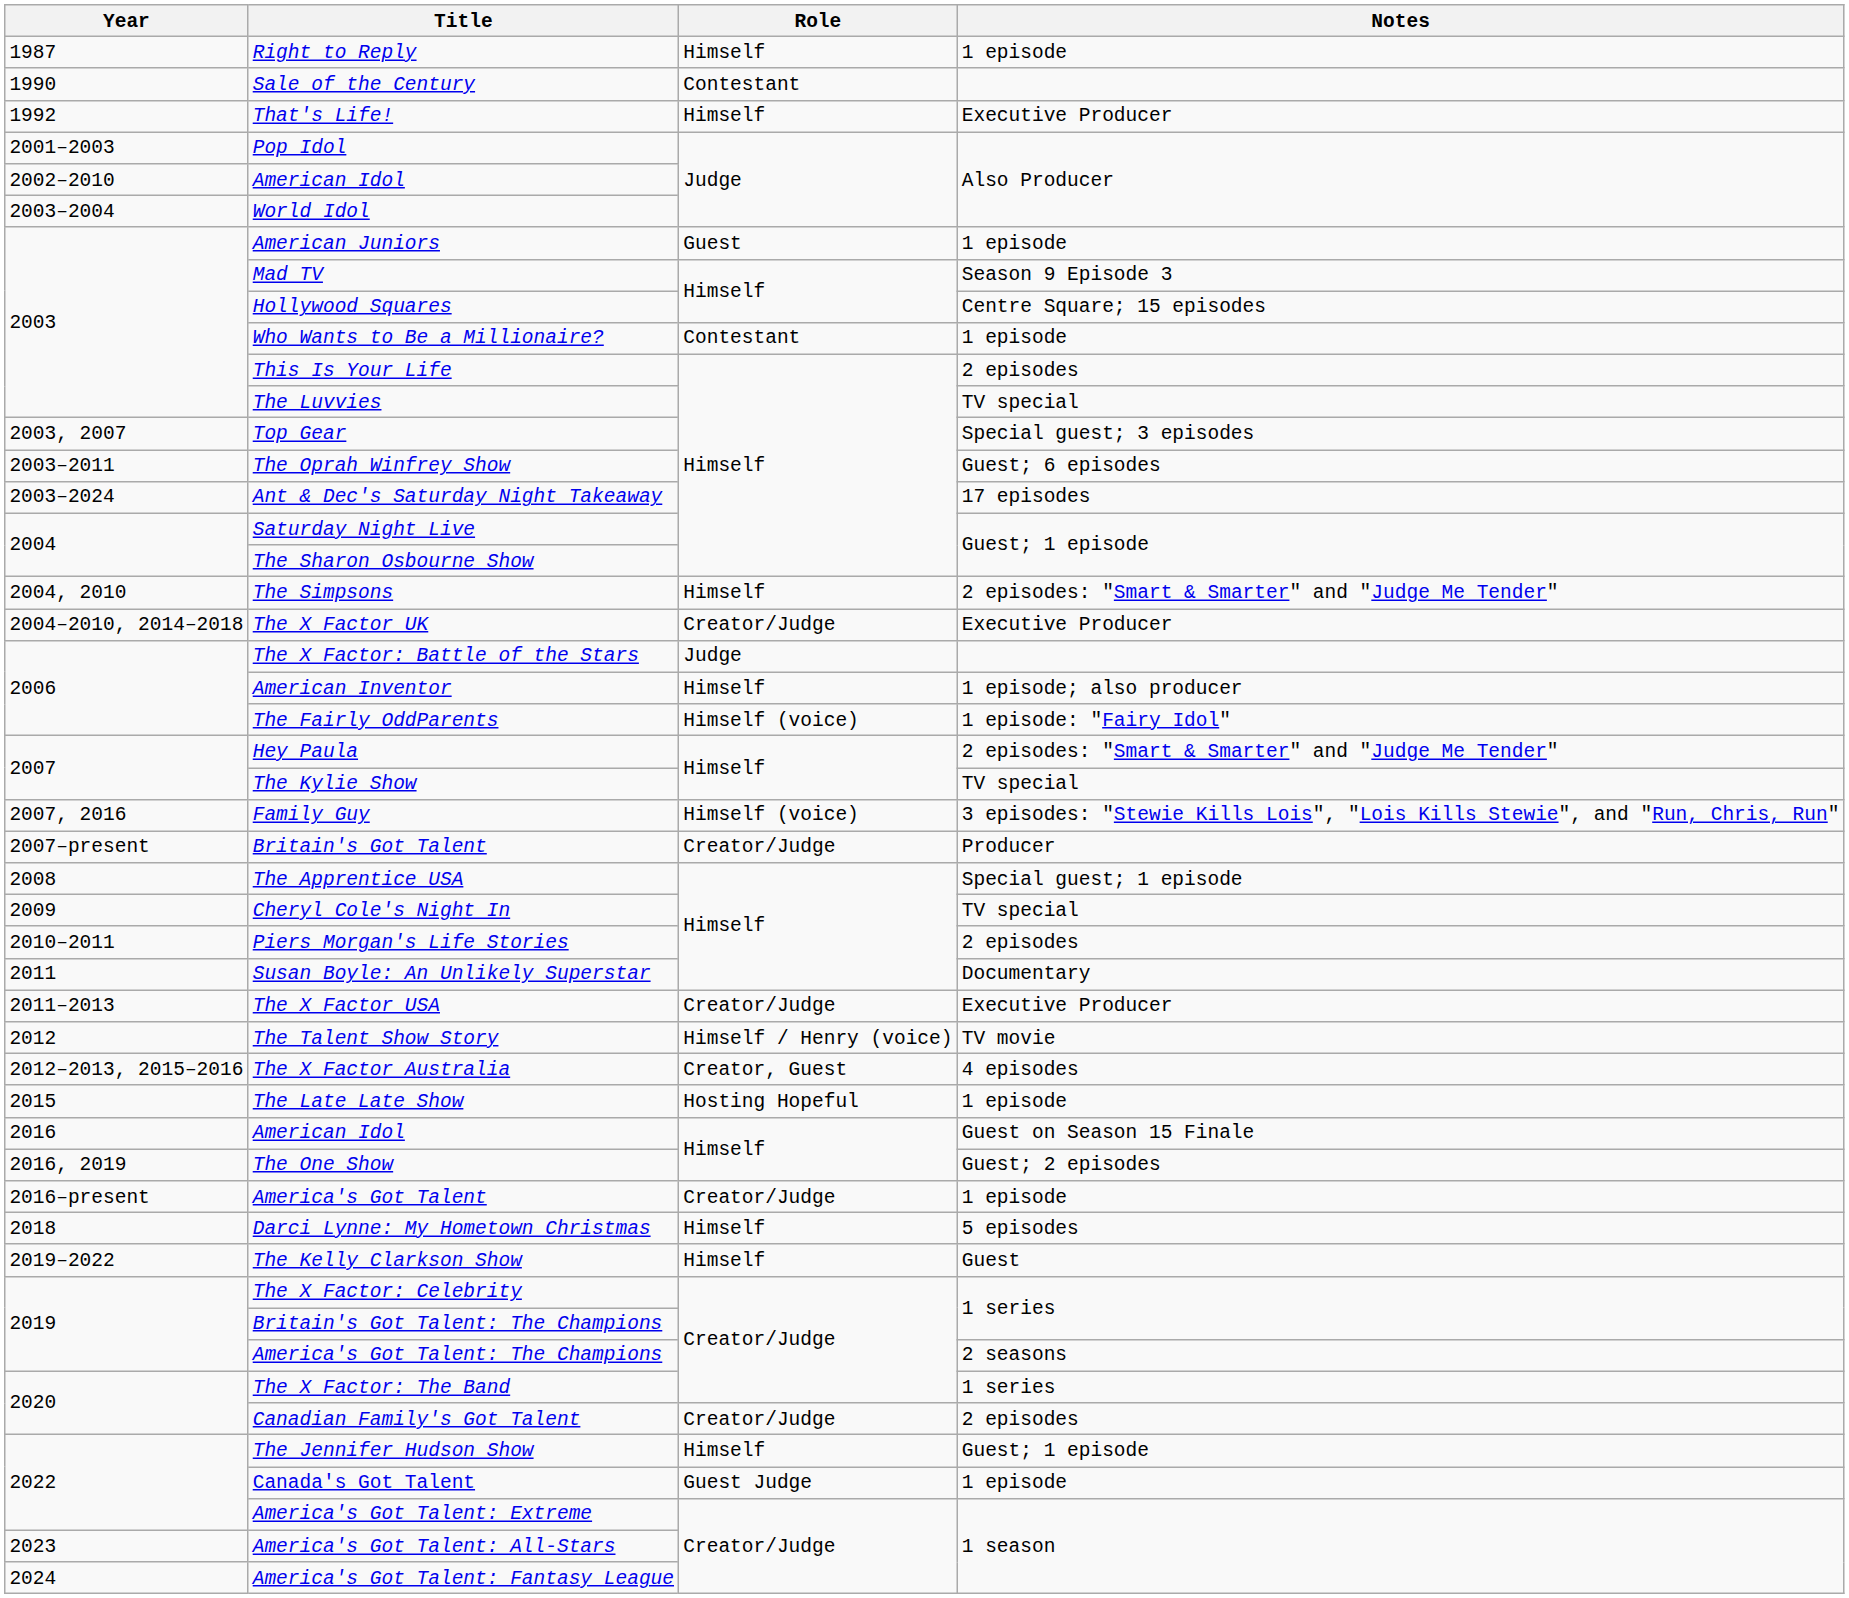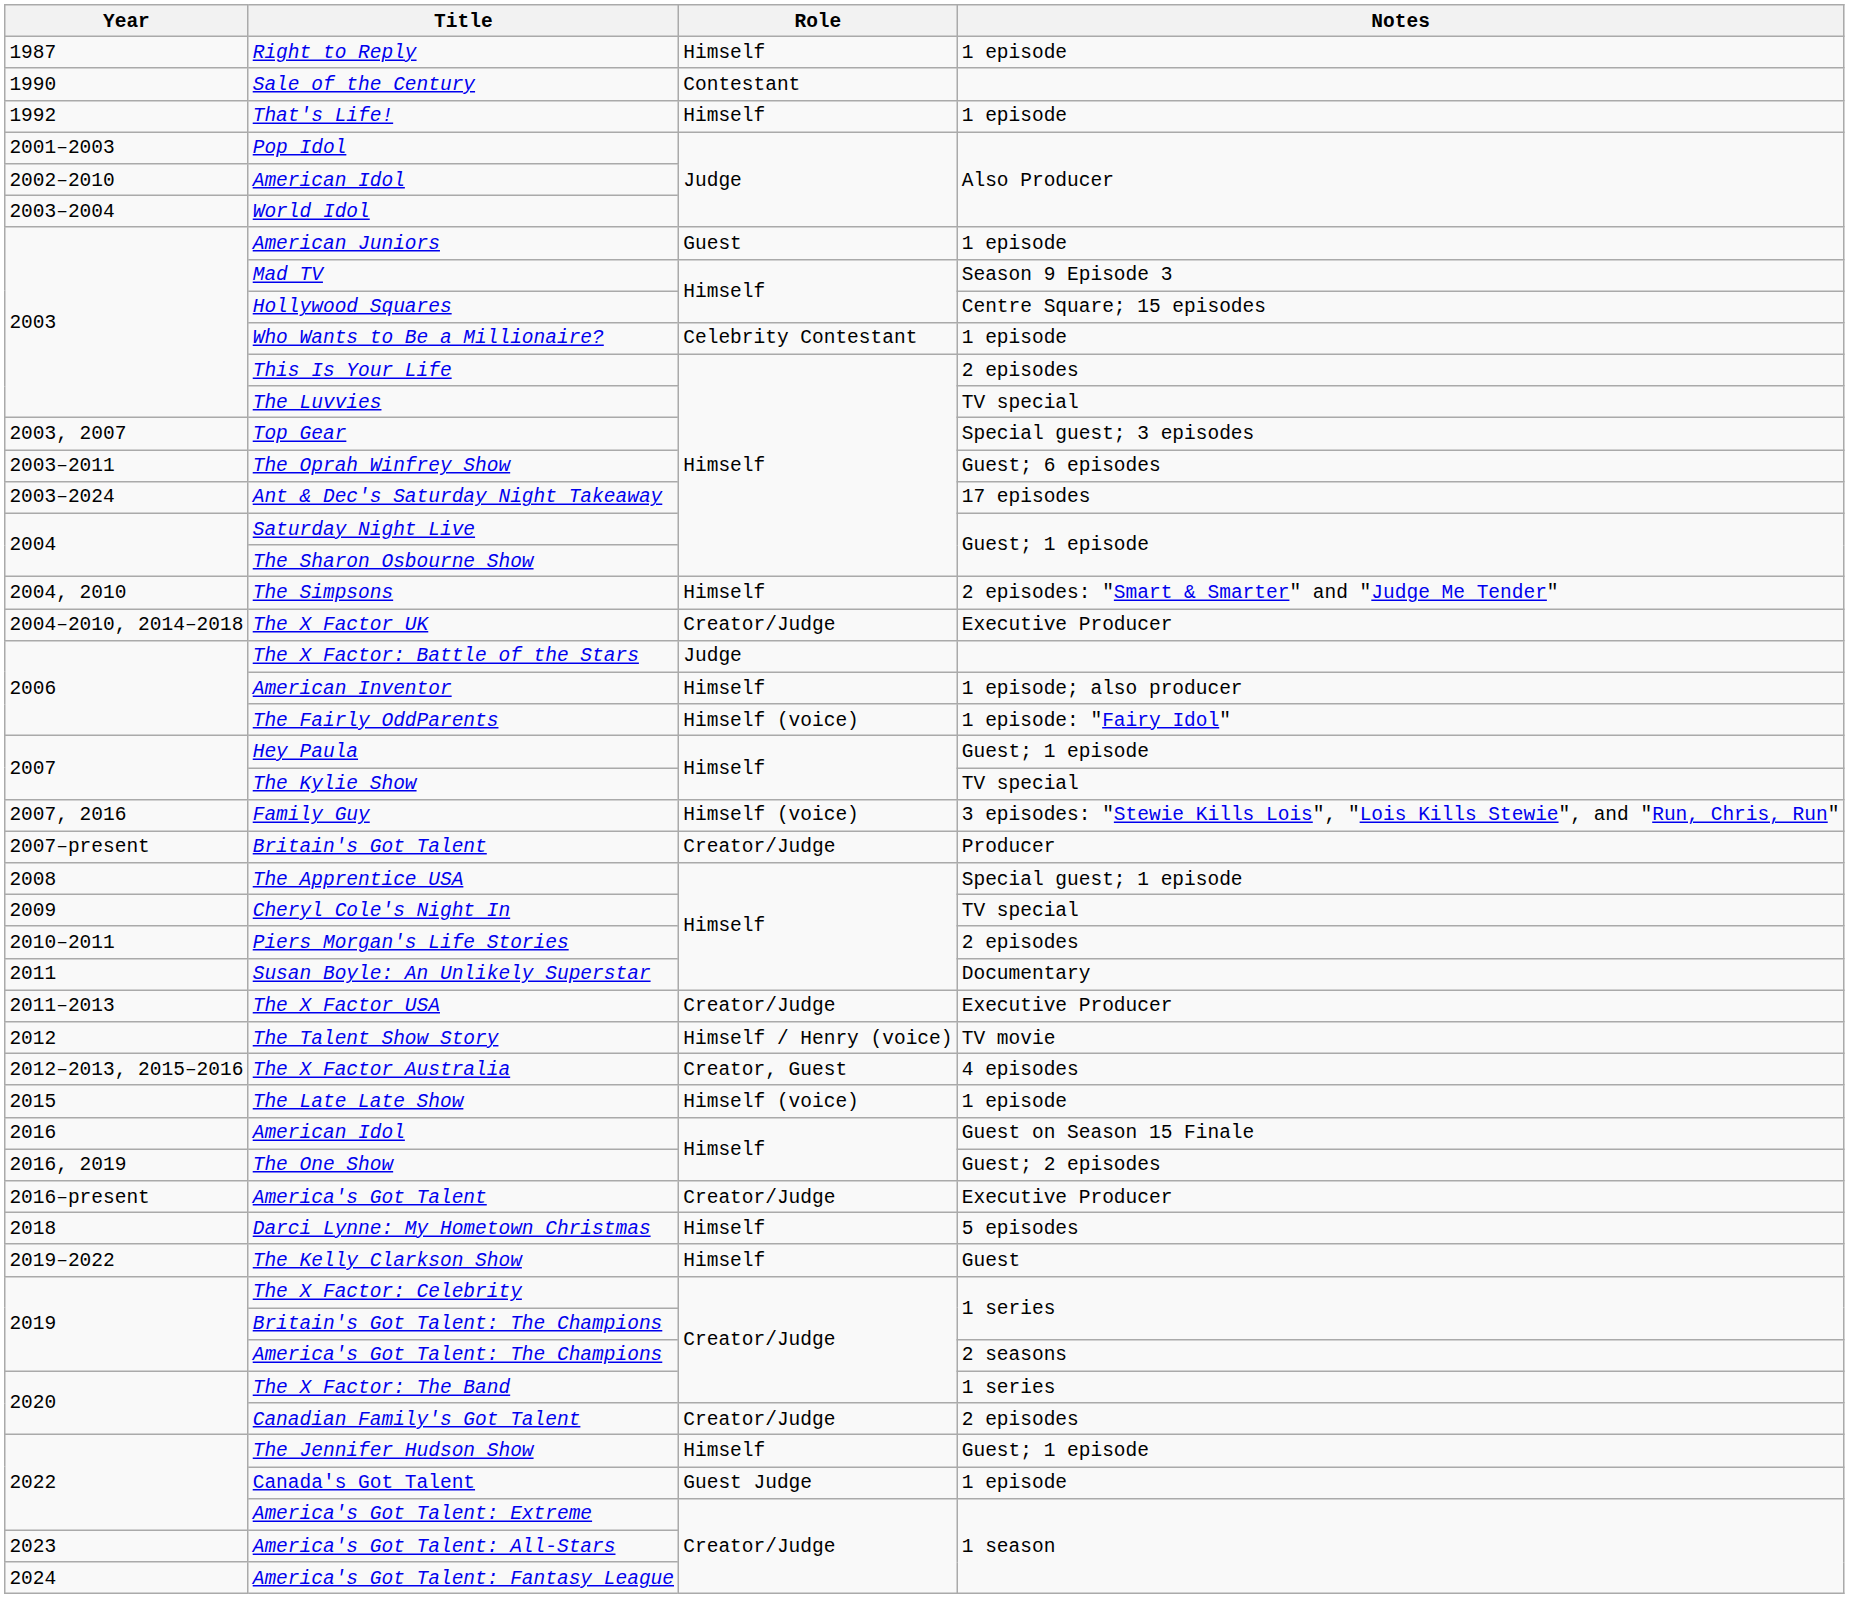(1067, 116) Executive Producer -> (1014, 116) 1 episode
(742, 338) Contestant -> (800, 338) Celebrity Contestant
(1260, 752) 2 episodes: "Smart & Smarter" and "Judge Me Tender" -> (1055, 752) Guest; 1 episode
(771, 1101) Hosting Hopeful -> (771, 1101) Himself (voice)
(1014, 1197) 1 episode -> (1067, 1197) Executive Producer
